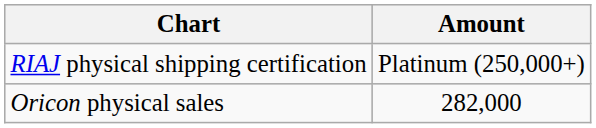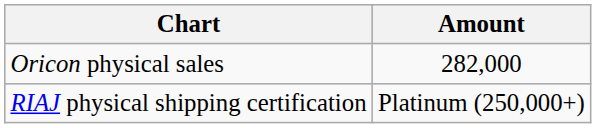rows swapped: (117, 102) <-> (189, 63)
